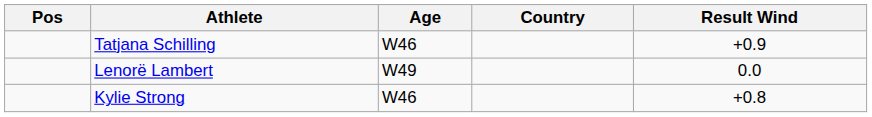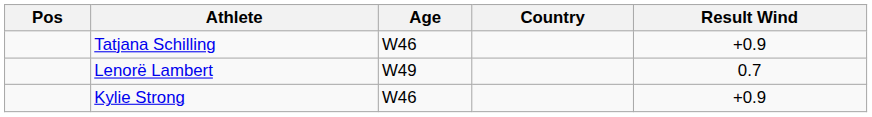(750, 71) 0.0 -> (750, 71) 0.7
(750, 97) +0.8 -> (750, 97) +0.9
